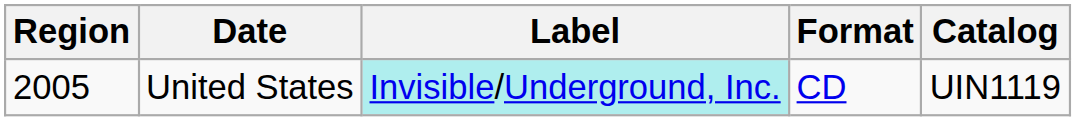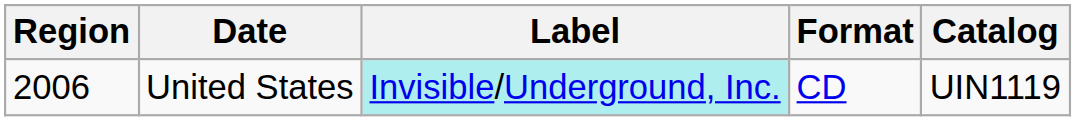(51, 86) 2005 -> (51, 86) 2006
